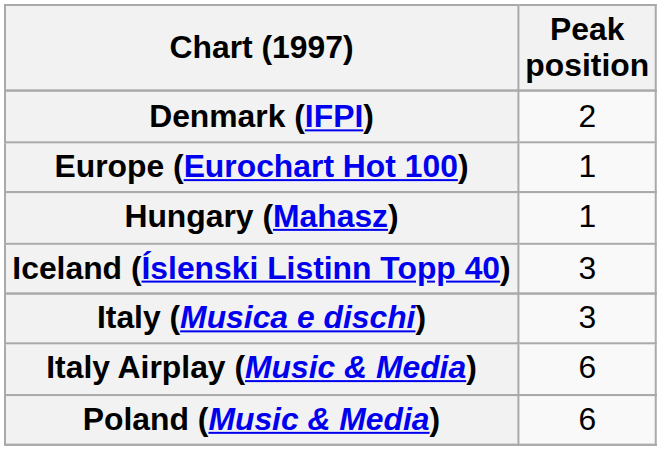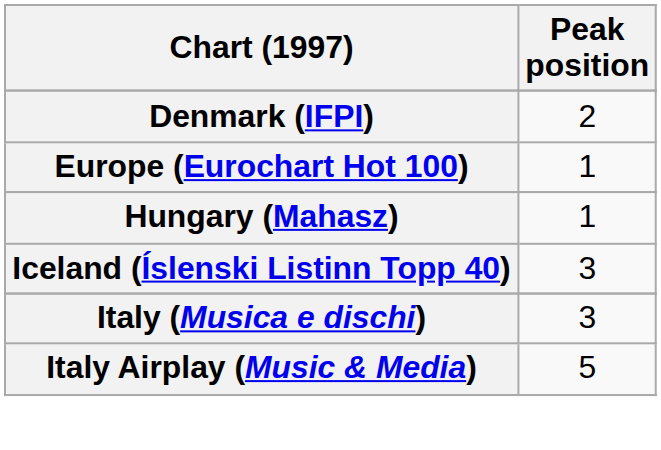(587, 368) 6 -> (587, 368) 5
- row: (262, 419)
